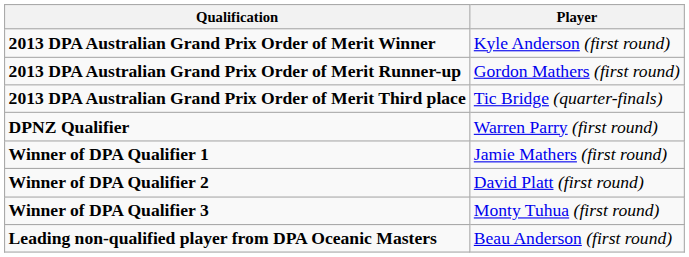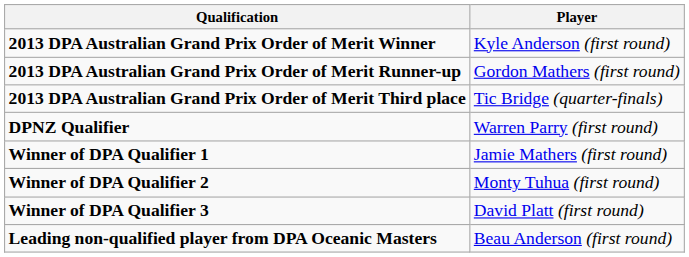(559, 182) David Platt (first round) -> (567, 182) Monty Tuhua (first round)
(567, 210) Monty Tuhua (first round) -> (559, 210) David Platt (first round)
